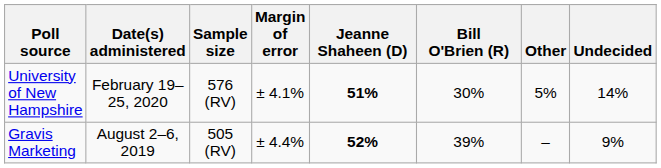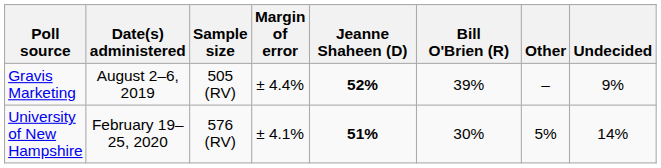rows swapped: (45, 93) <-> (42, 143)
